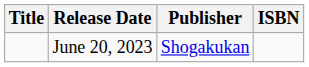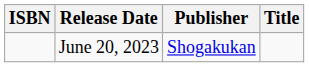columns swapped: (26, 18) <-> (279, 18)
